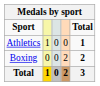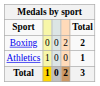rows swapped: (24, 42) <-> (24, 58)
